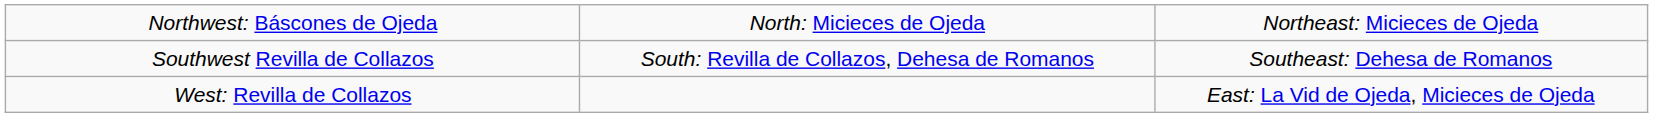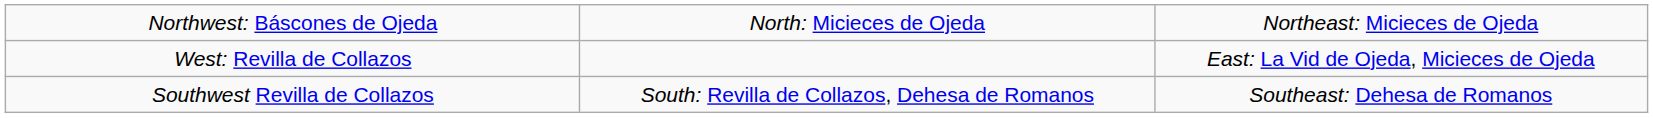rows swapped: (293, 94) <-> (293, 59)
